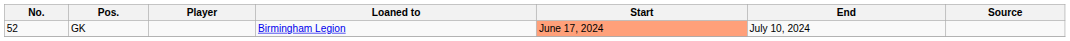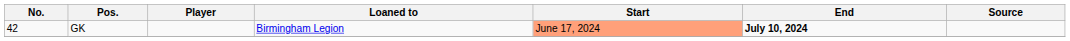(12, 29) 52 -> (12, 29) 42
(780, 29) normal -> (776, 29) bold
